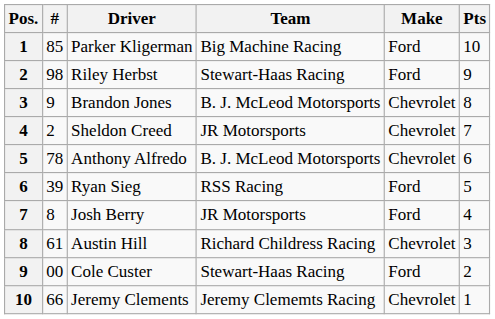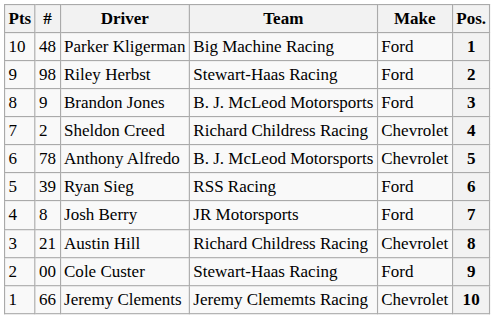columns swapped: (23, 18) <-> (475, 18)
(55, 46) 85 -> (48, 46) 48
(422, 102) Chevrolet -> (397, 102) Ford
(253, 131) JR Motorsports -> (281, 131) Richard Childress Racing
(55, 243) 61 -> (48, 243) 21
